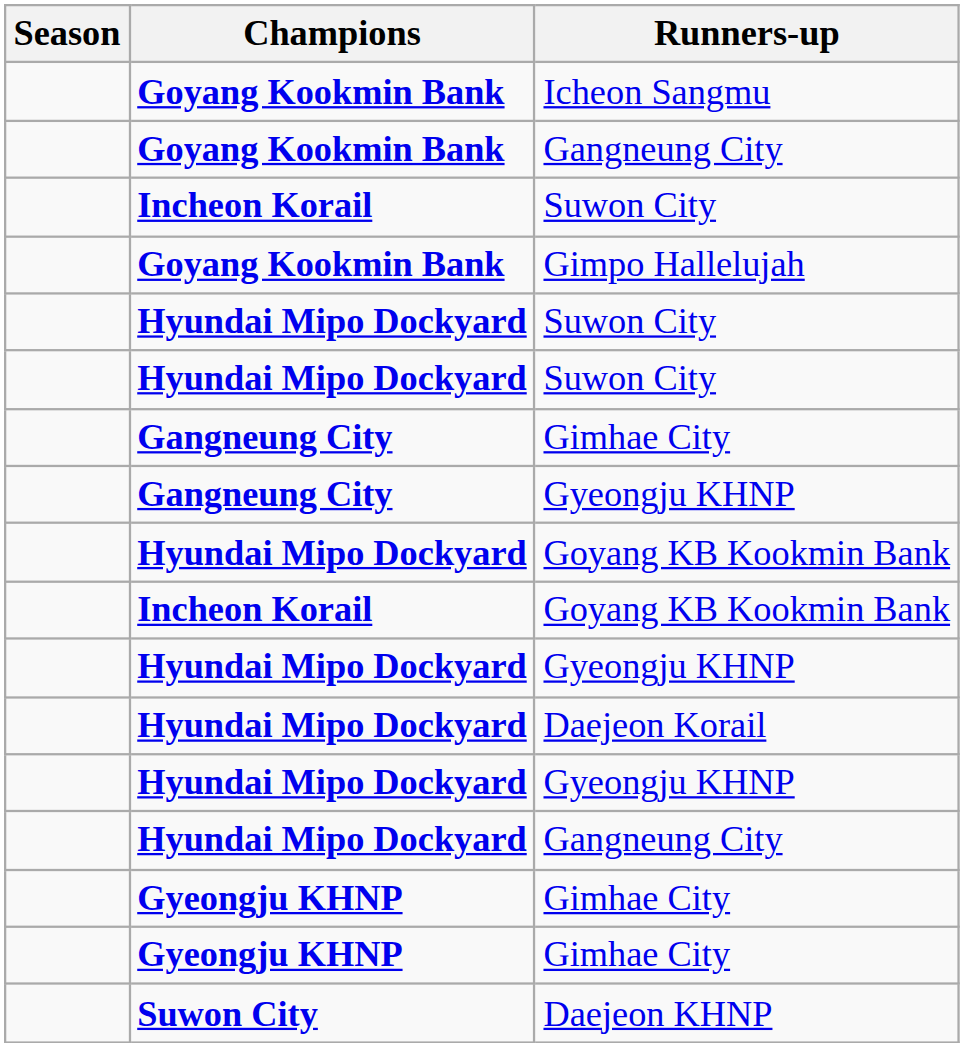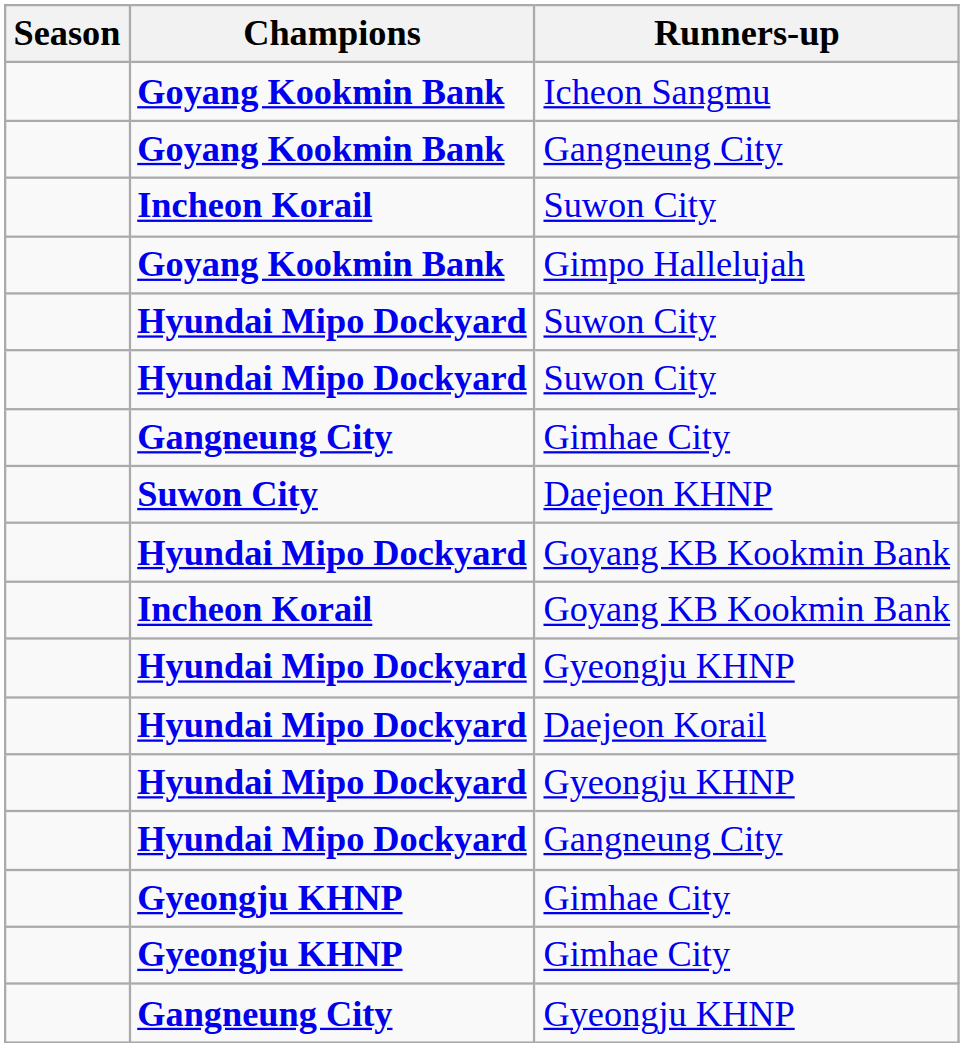rows swapped: (228, 1012) <-> (265, 494)
